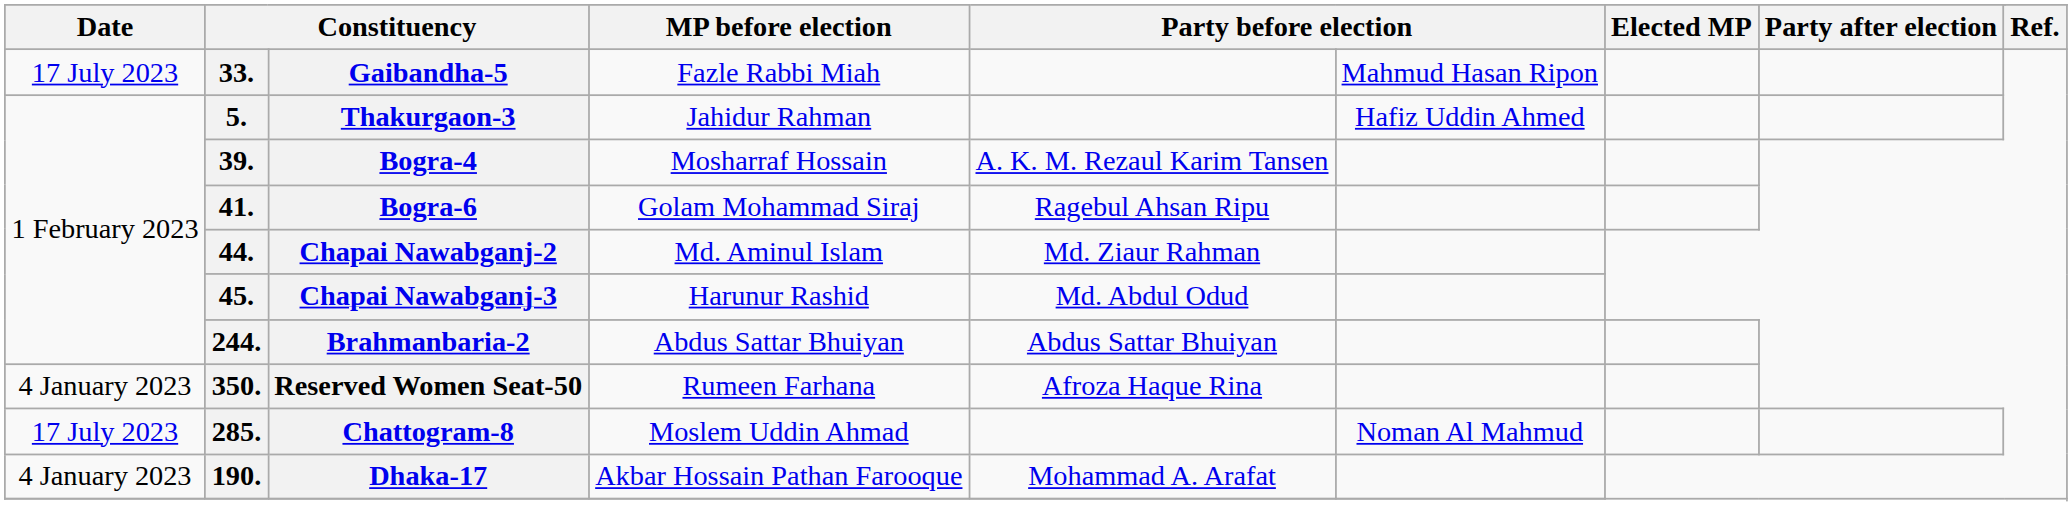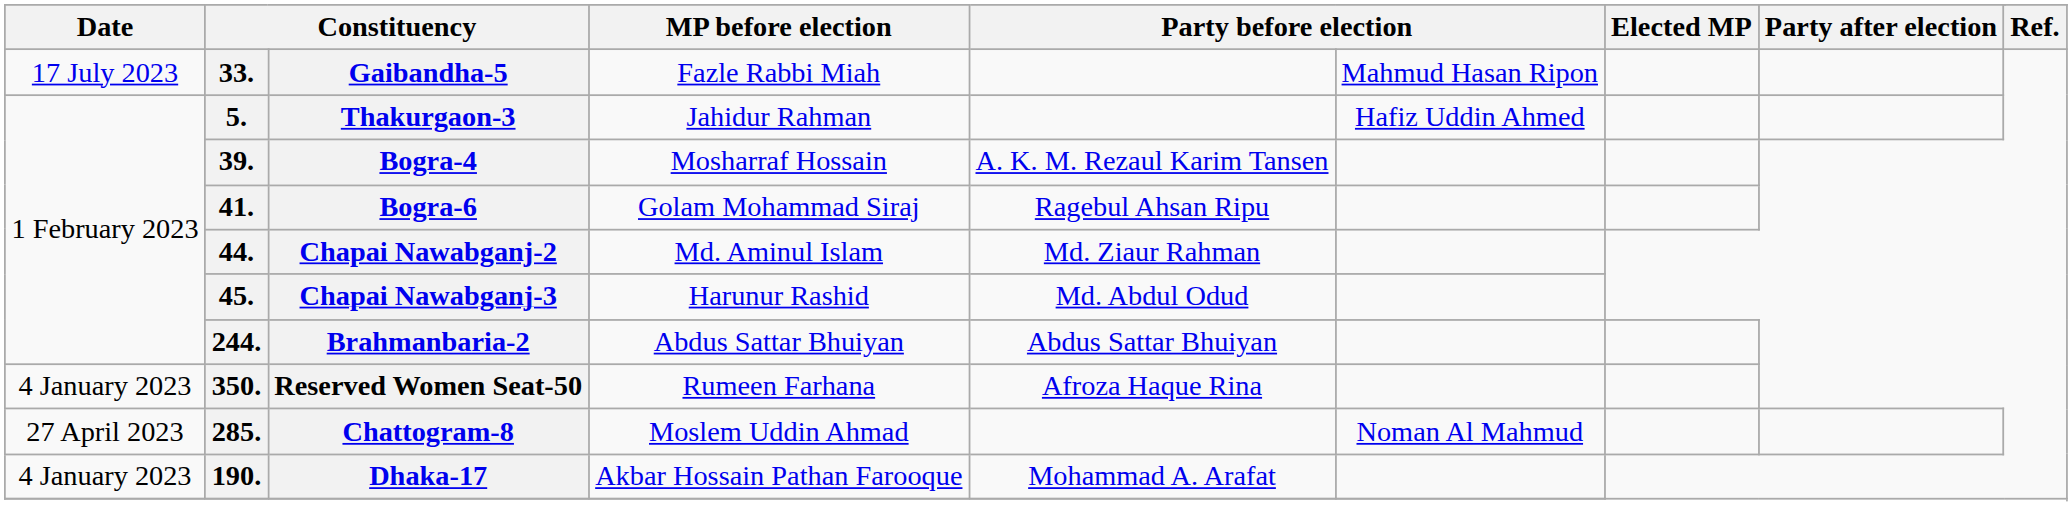(105, 431) 17 July 2023 -> (105, 431) 27 April 2023
